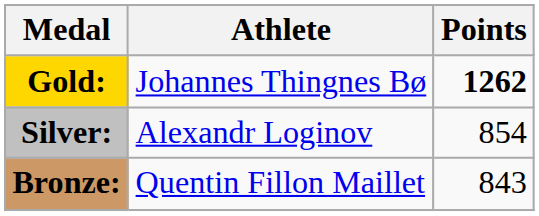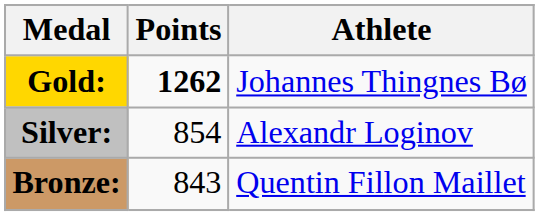columns swapped: (281, 30) <-> (484, 30)
